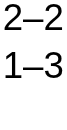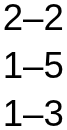+ row: (33, 65)
